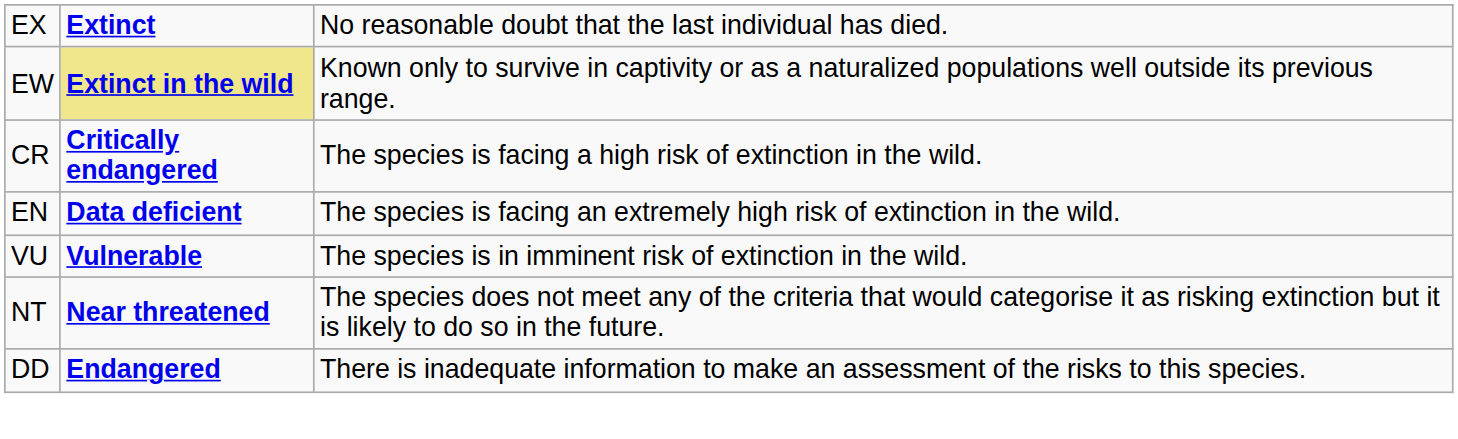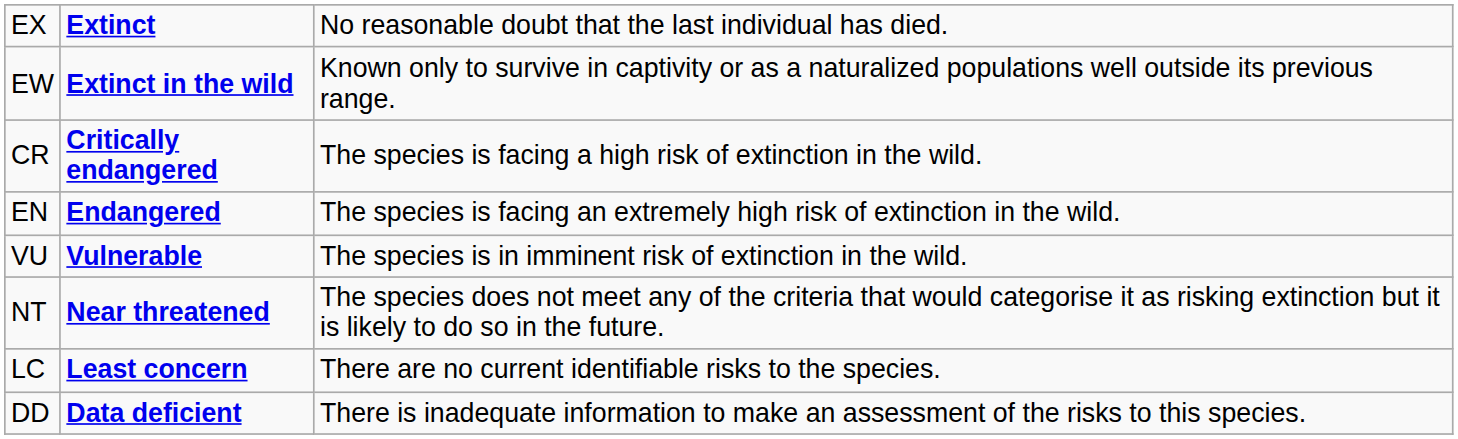(180, 83) khaki background -> (180, 83) no background
(154, 212) Data deficient -> (144, 212) Endangered
+ row: (28, 370)
(144, 370) Endangered -> (154, 412) Data deficient
